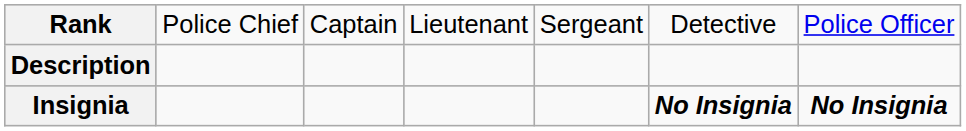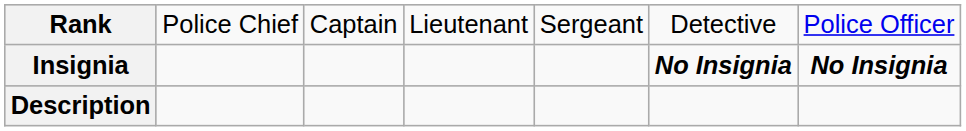rows swapped: (81, 105) <-> (81, 65)
